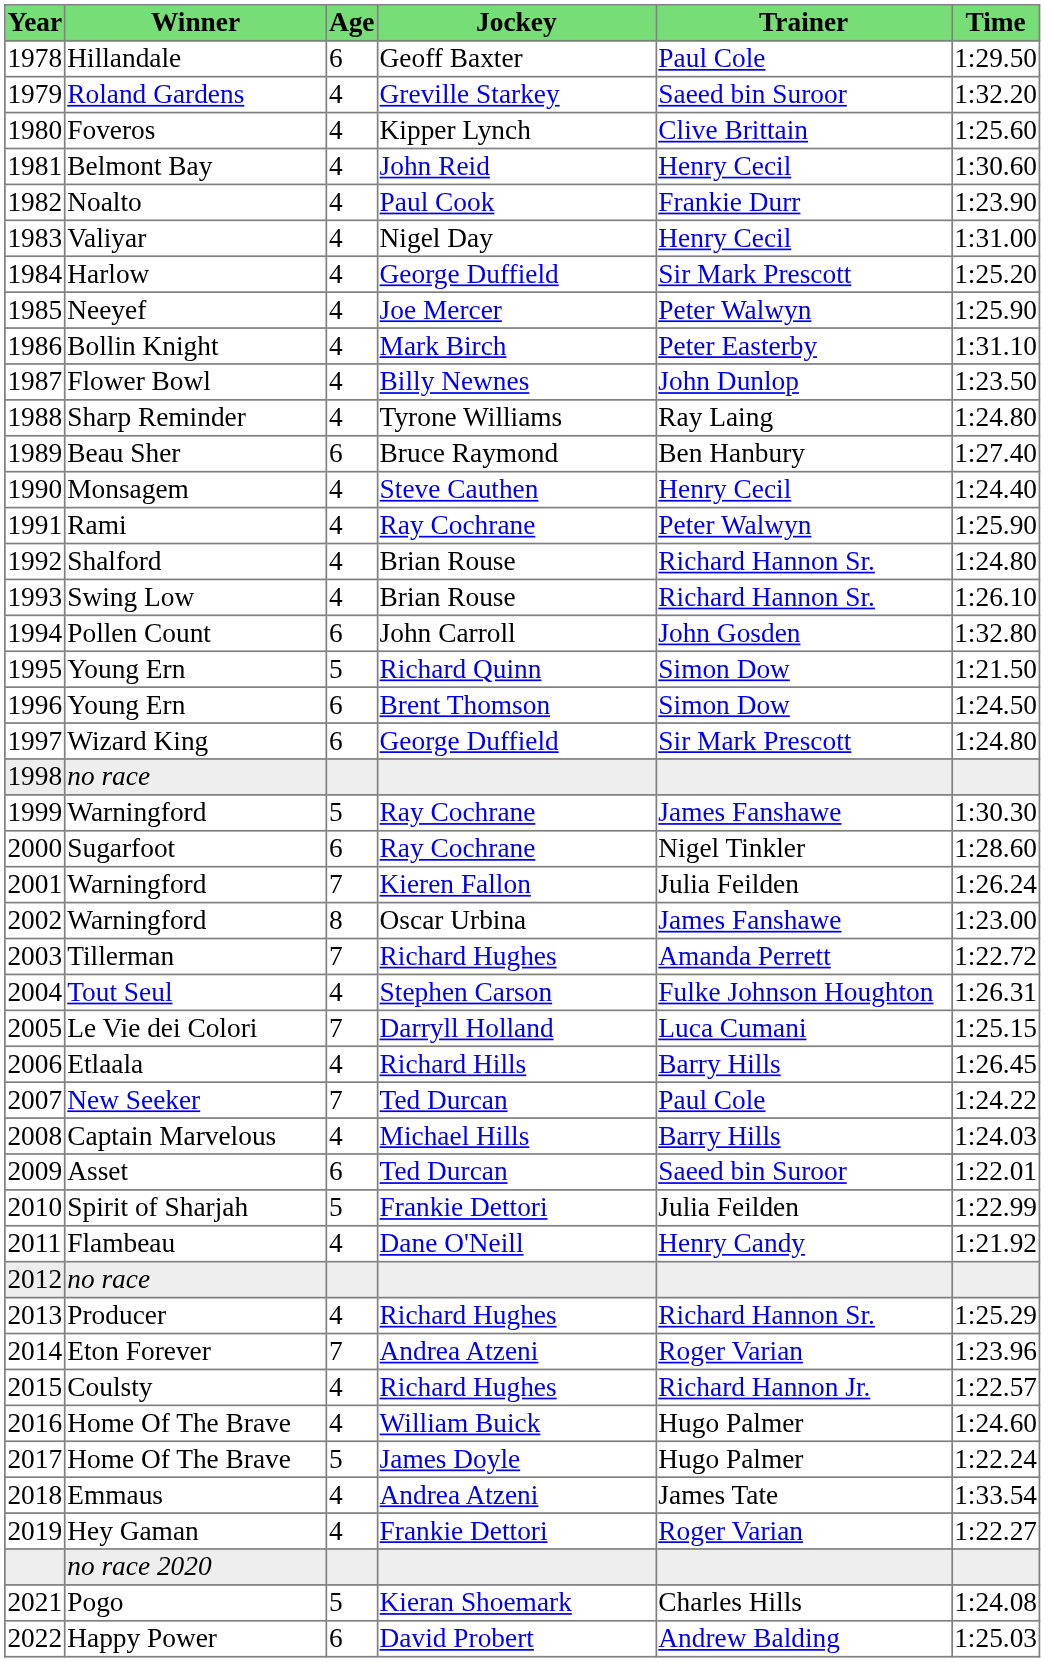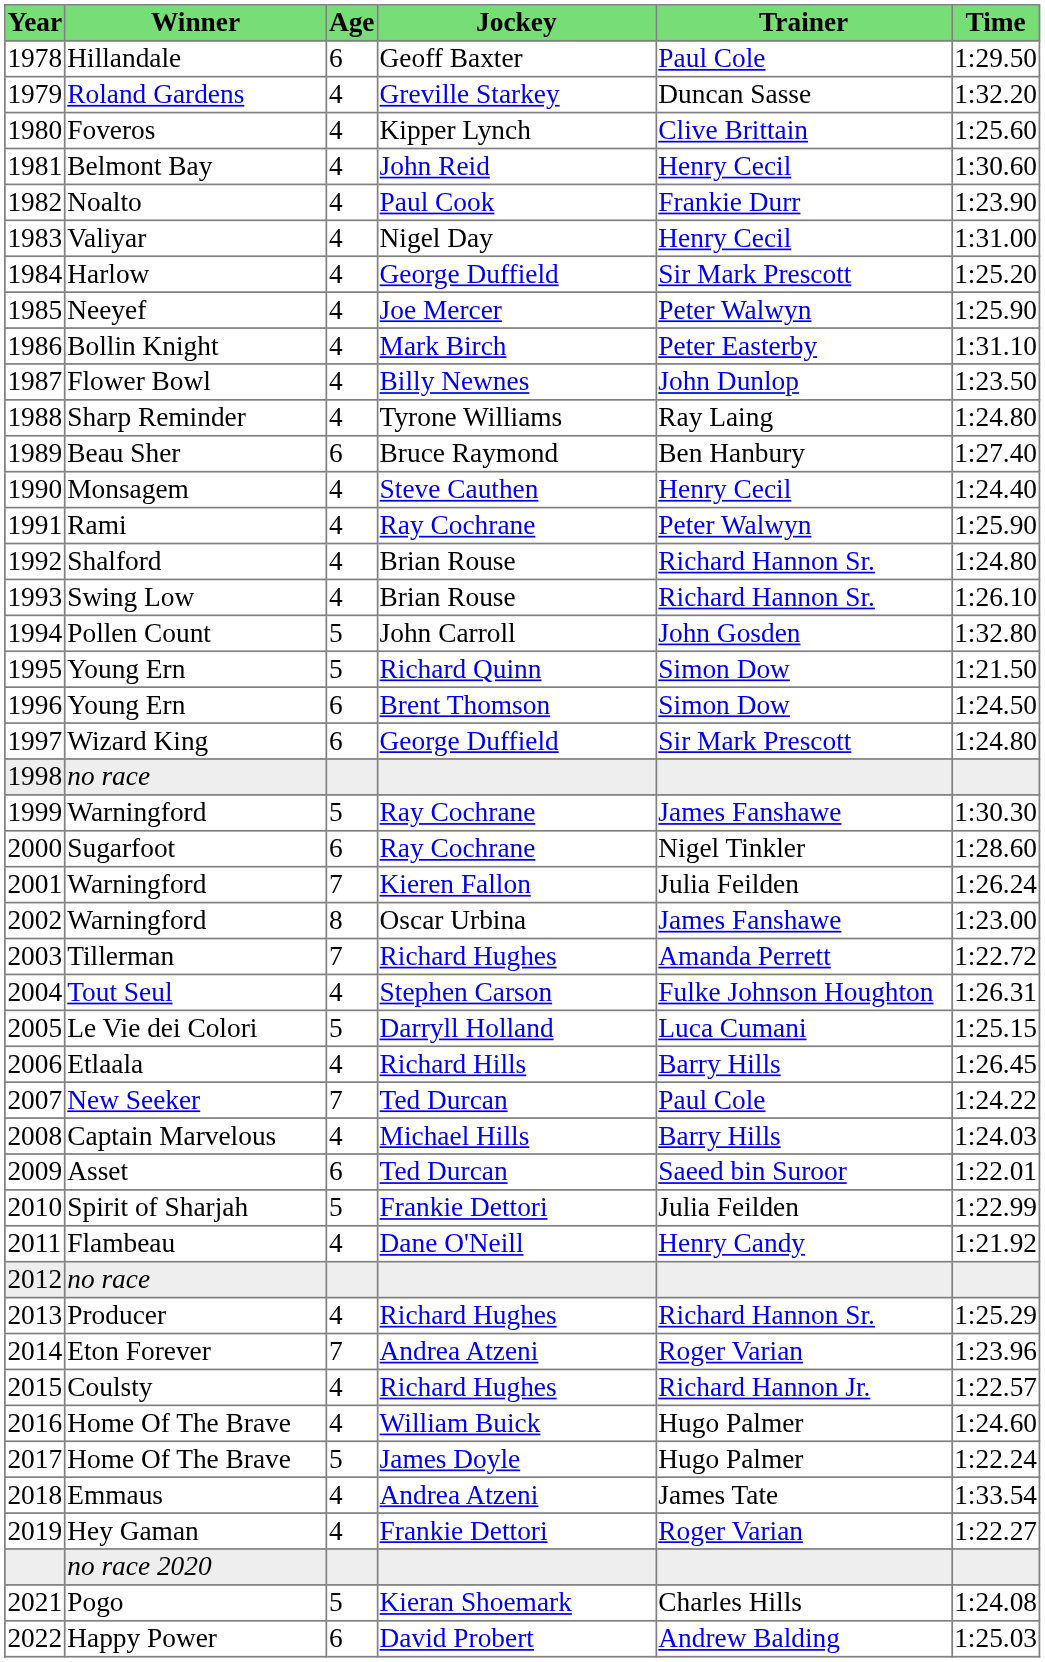(753, 94) Saeed bin Suroor -> (735, 94) Duncan Sasse
(336, 632) 6 -> (336, 632) 5
(336, 1027) 7 -> (336, 1027) 5
